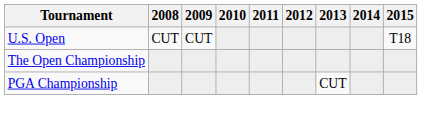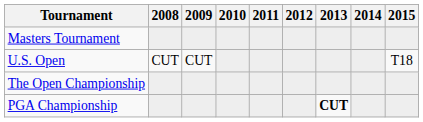+ row: (64, 38)
(333, 83) normal -> (334, 106) bold
